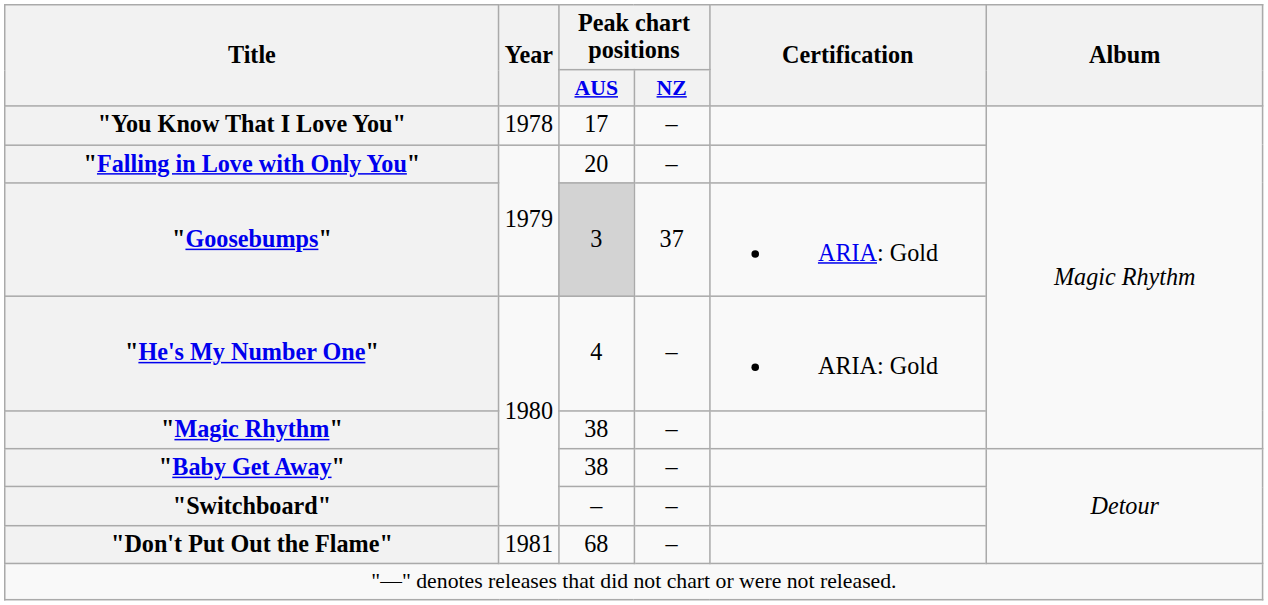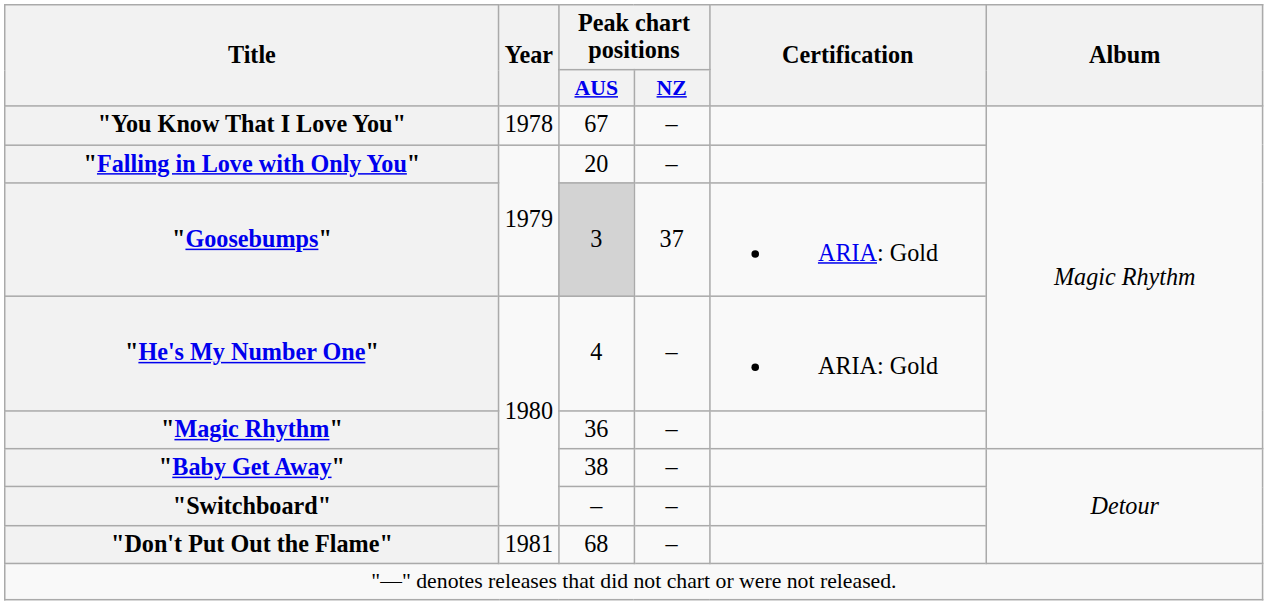(596, 125) 17 -> (596, 125) 67
(596, 429) 38 -> (596, 429) 36
